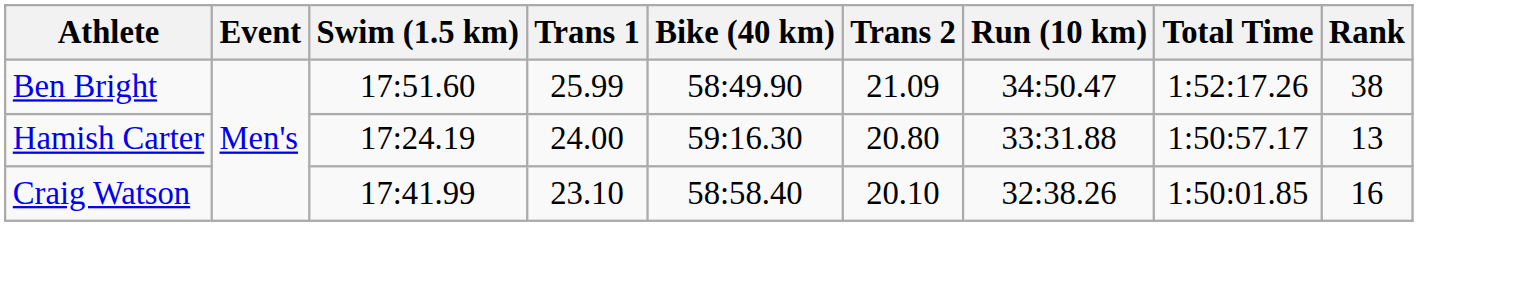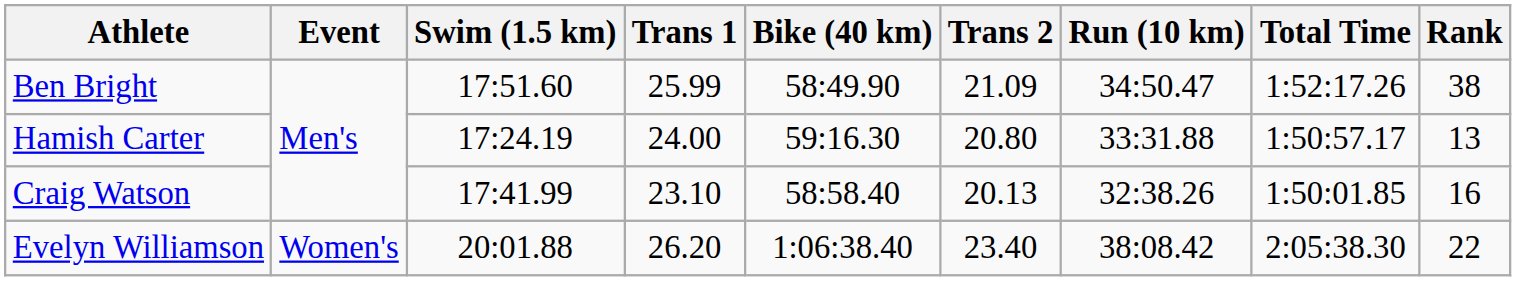(903, 193) 20.10 -> (1000, 193) 20.13
+ row: (138, 247)
